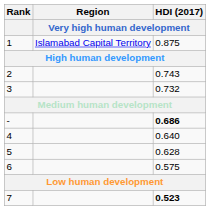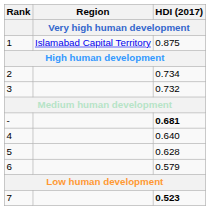(168, 74) 0.743 -> (168, 74) 0.734
(168, 120) 0.686 -> (168, 120) 0.681
(168, 167) 0.575 -> (168, 167) 0.579
